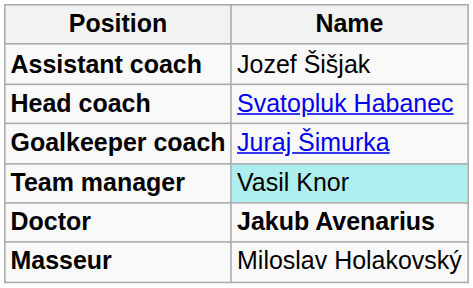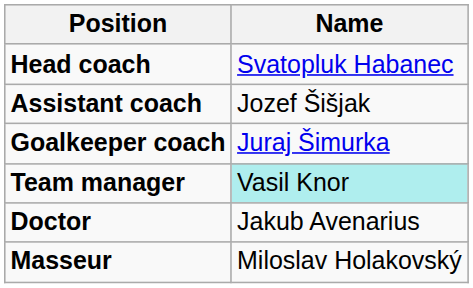rows swapped: (81, 103) <-> (106, 63)
(336, 222) bold -> (328, 222) normal
